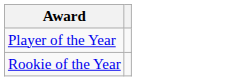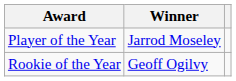+ column: (174, 16)
